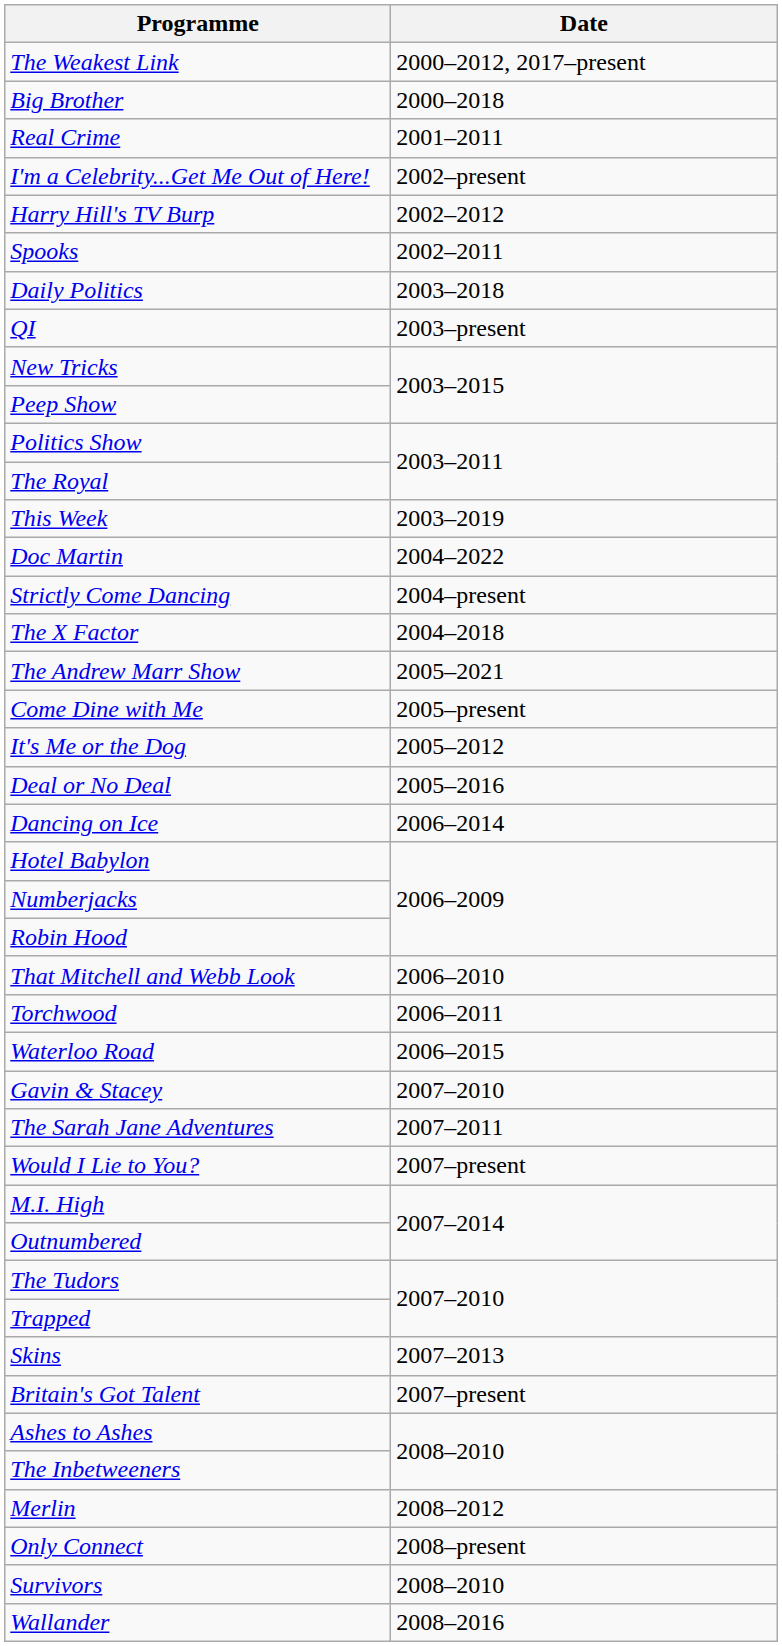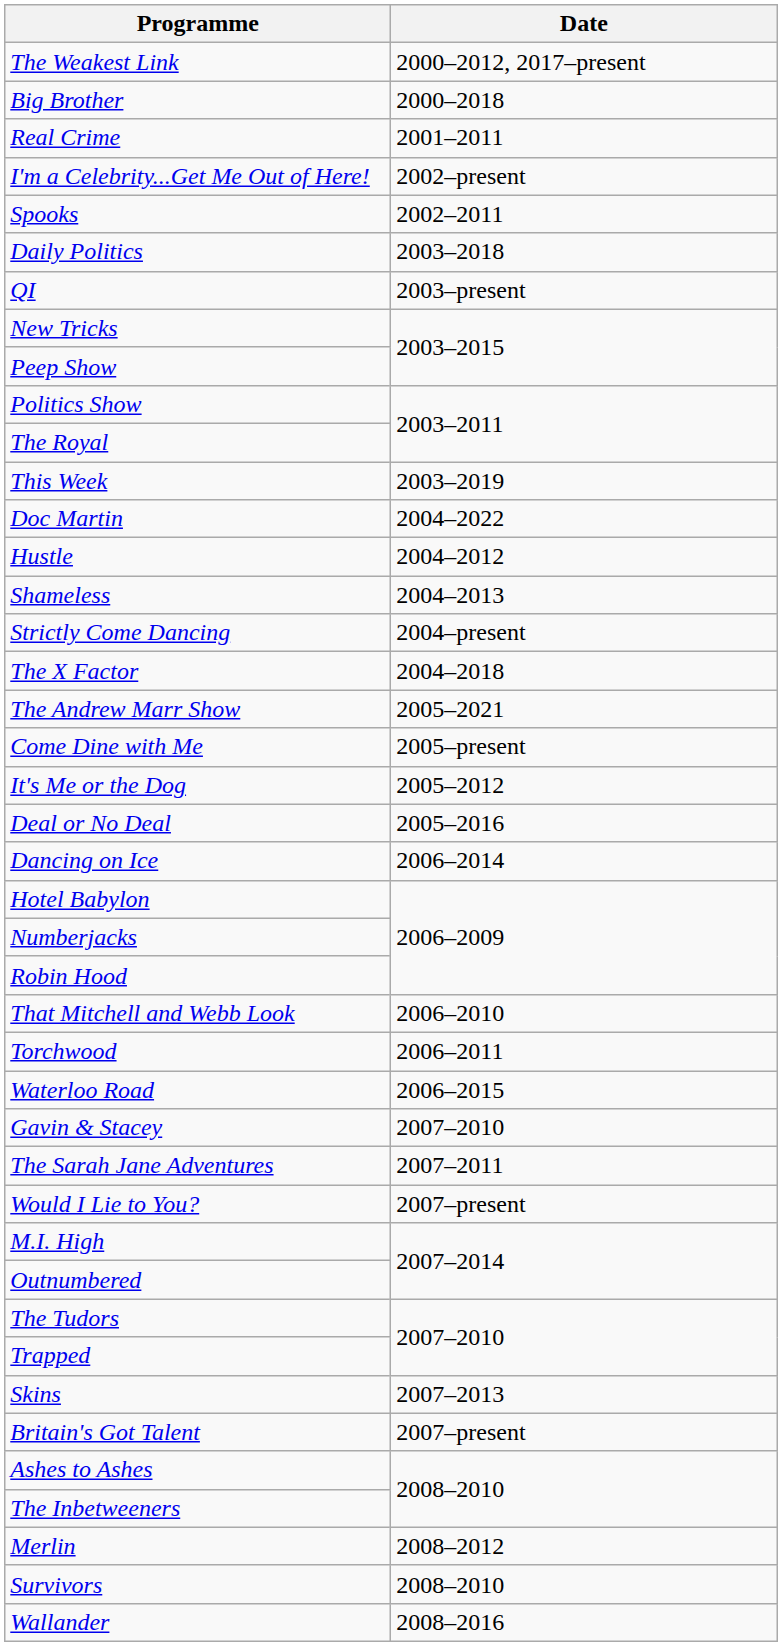- row: (112, 213)
+ row: (42, 556)
+ row: (60, 594)
- row: (77, 1546)
